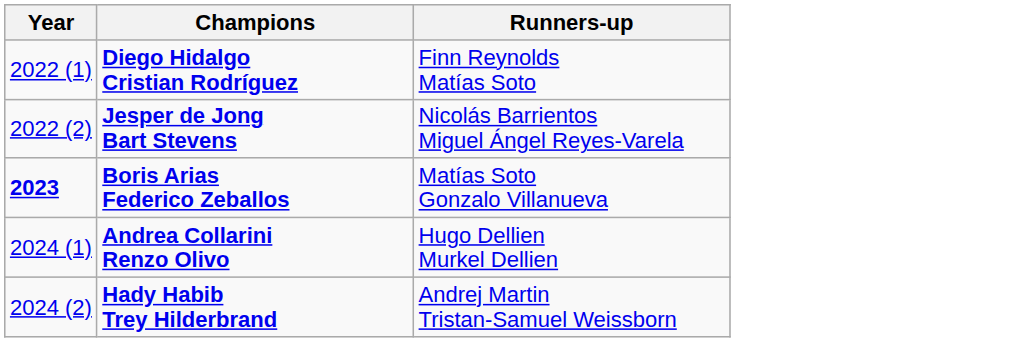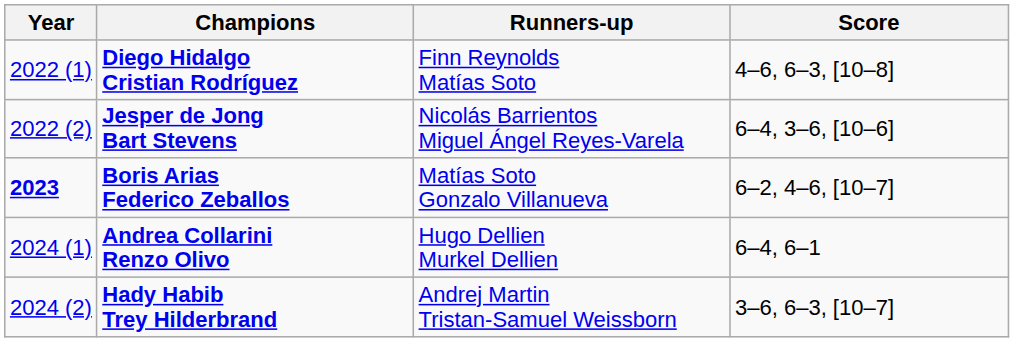+ column: (869, 23)
